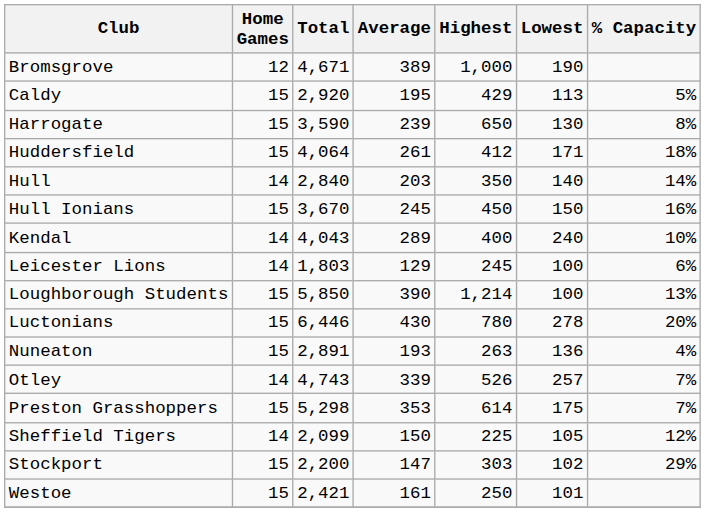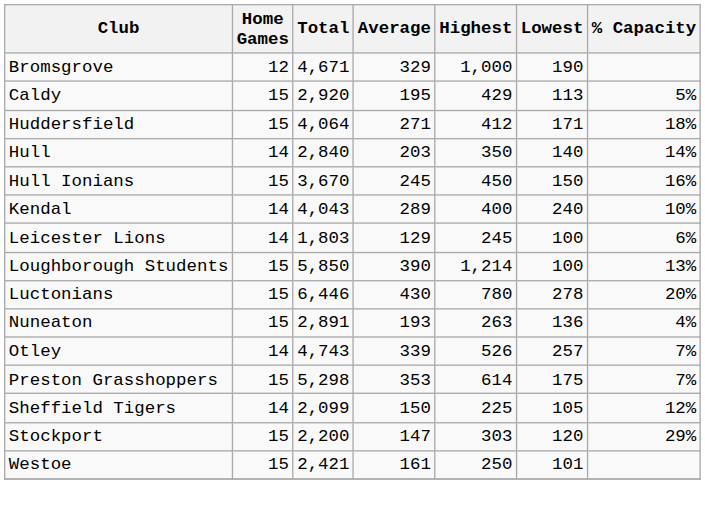(415, 67) 389 -> (415, 67) 329
- row: (56, 124)
(415, 153) 261 -> (415, 124) 271
(568, 465) 102 -> (568, 436) 120
